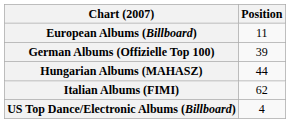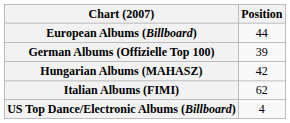(262, 33) 11 -> (262, 33) 44
(262, 71) 44 -> (262, 71) 42
